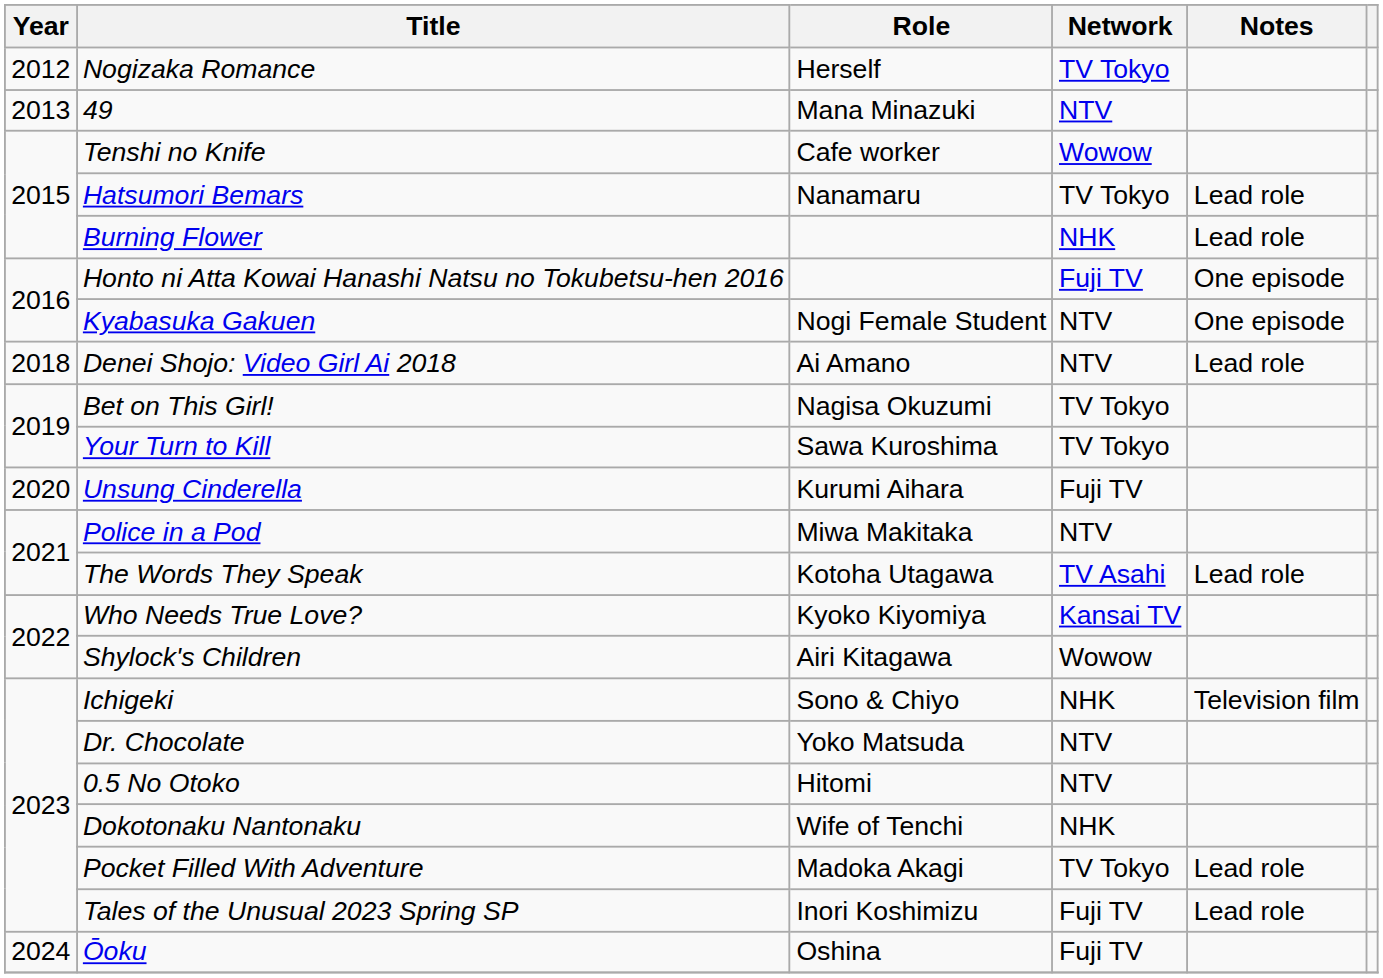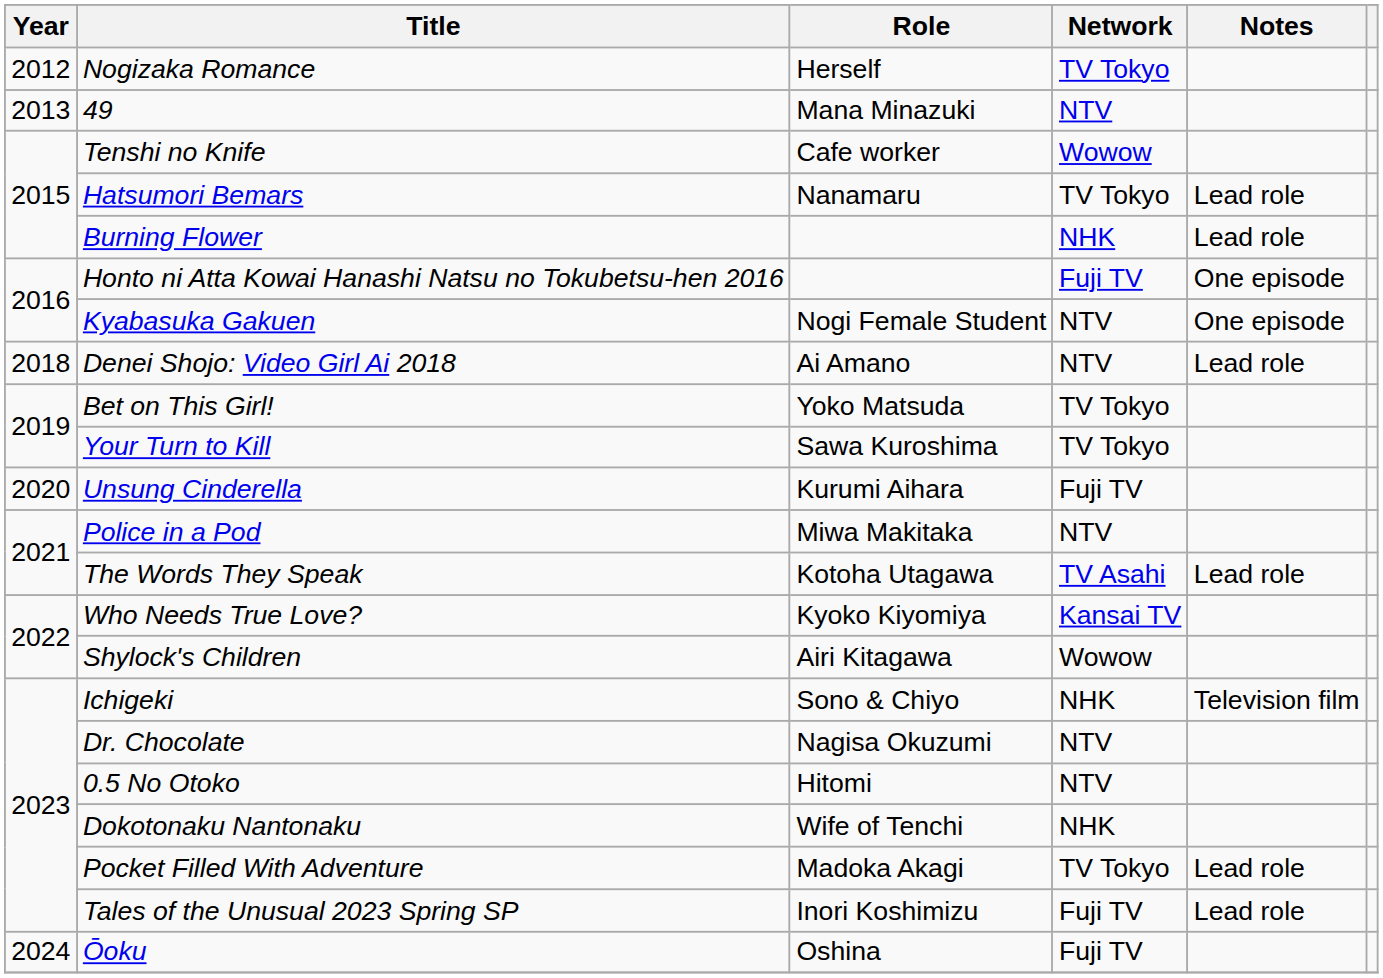(894, 405) Nagisa Okuzumi -> (880, 405) Yoko Matsuda
(880, 742) Yoko Matsuda -> (894, 742) Nagisa Okuzumi
